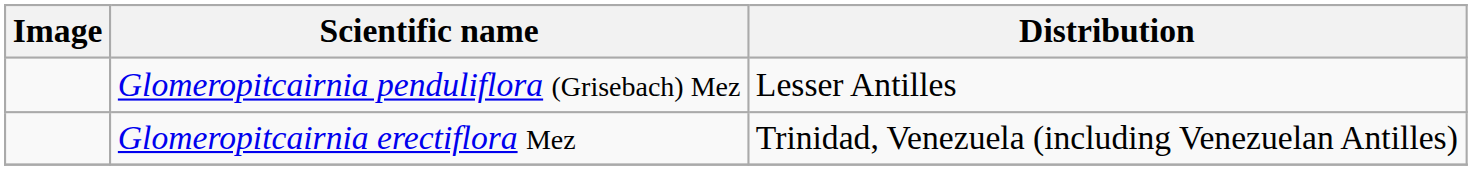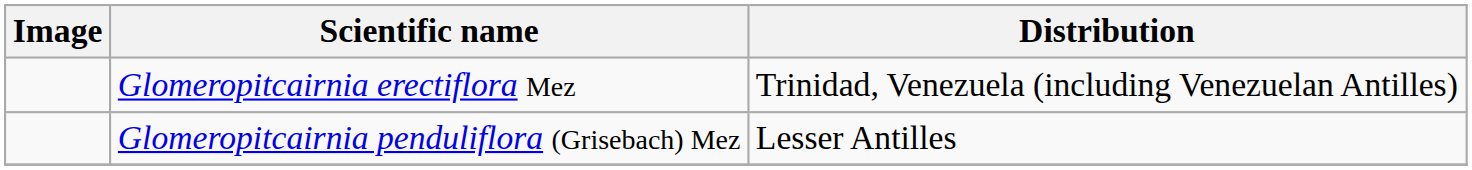rows swapped: (347, 137) <-> (429, 84)
